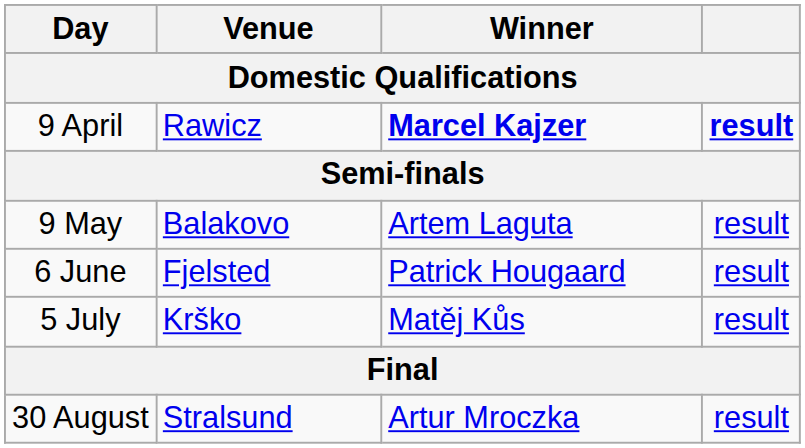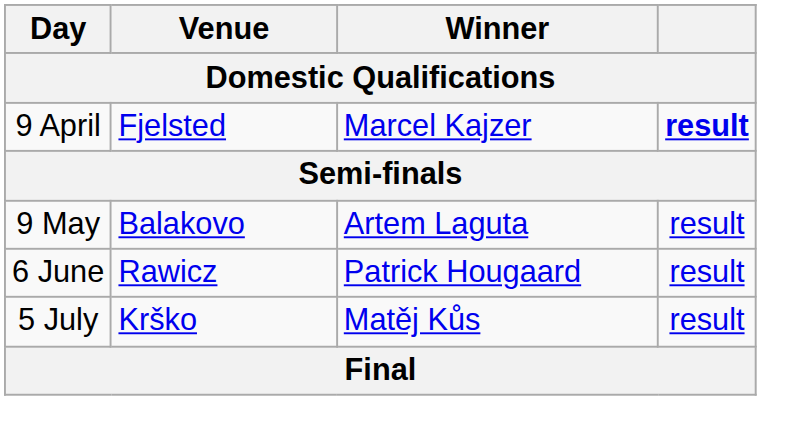(212, 126) Rawicz -> (172, 126) Fjelsted
(487, 126) bold -> (438, 126) normal
(217, 272) Fjelsted -> (168, 272) Rawicz
- row: (80, 418)
